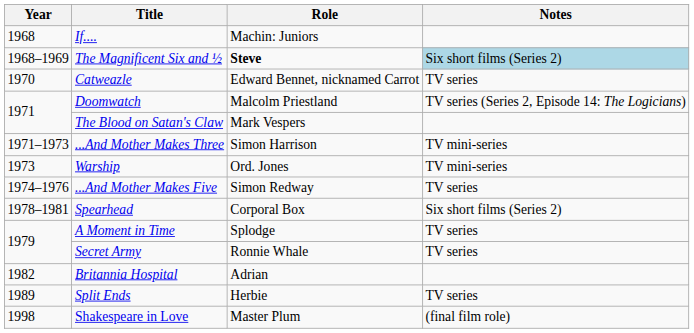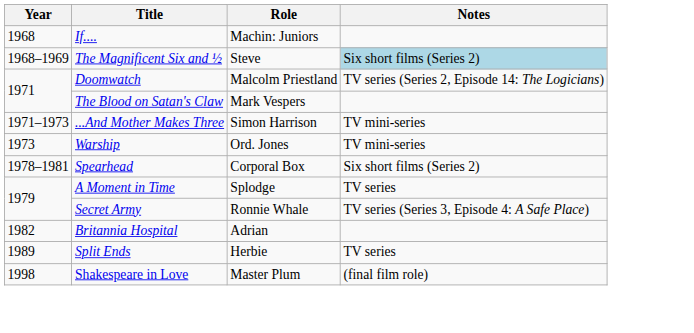(246, 58) bold -> (245, 58) normal
- row: (103, 79)
- row: (146, 187)
(452, 252) TV series -> (466, 209) TV series (Series 3, Episode 4: A Safe Place)
